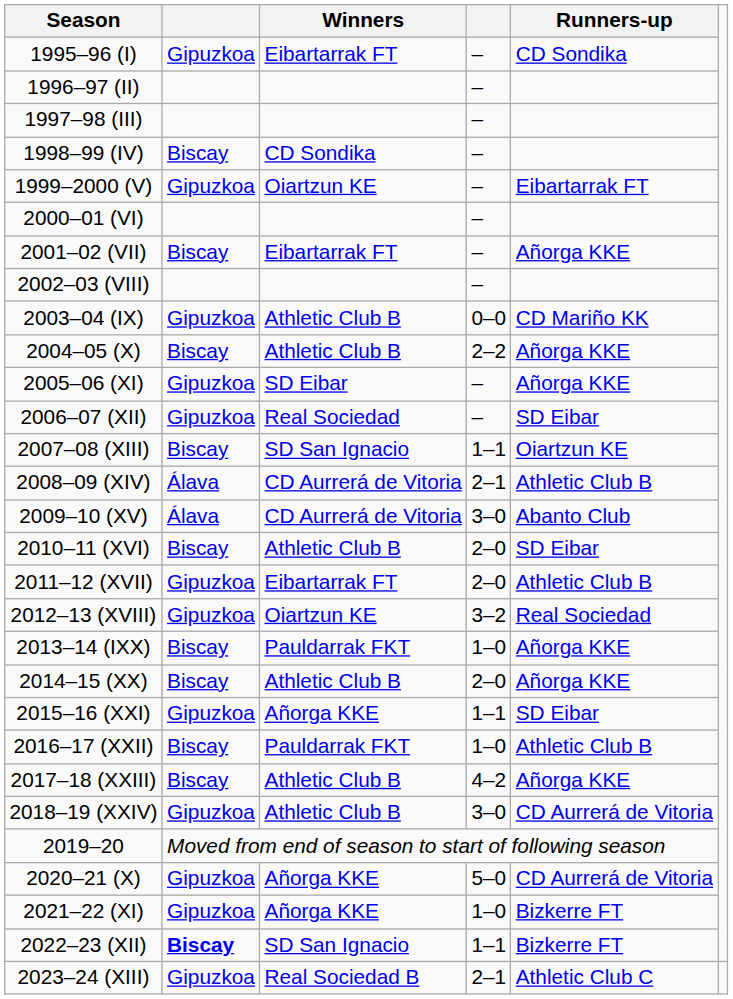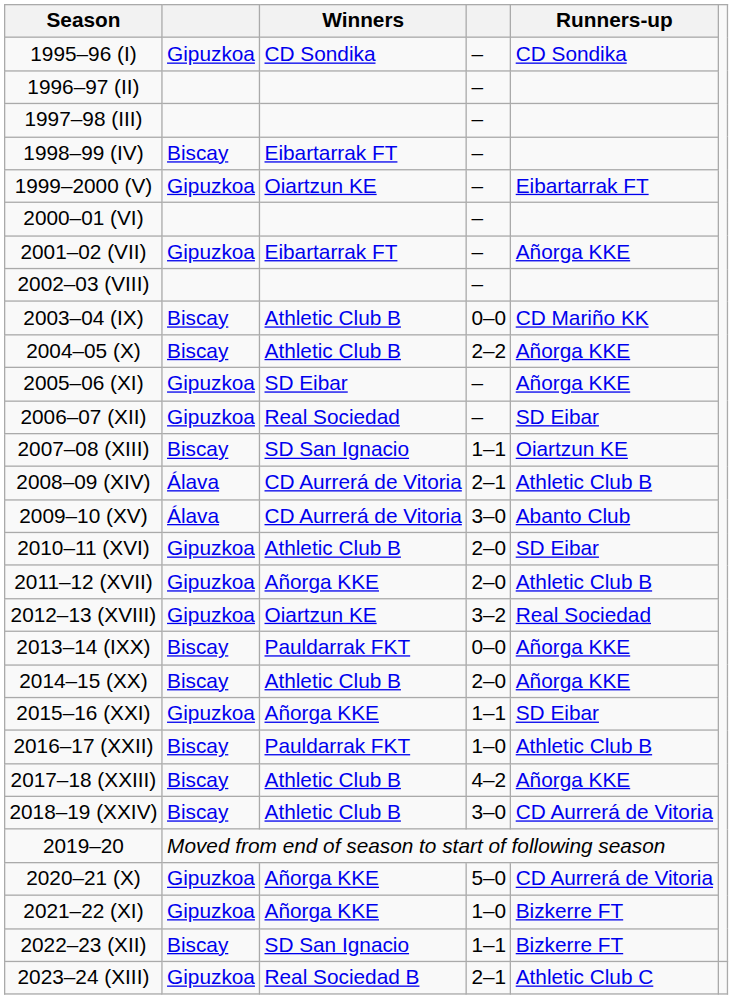(331, 53) Eibartarrak FT -> (320, 53) CD Sondika
(320, 152) CD Sondika -> (331, 152) Eibartarrak FT
(198, 251) Biscay -> (211, 251) Gipuzkoa
(211, 317) Gipuzkoa -> (198, 317) Biscay
(198, 548) Biscay -> (211, 548) Gipuzkoa
(331, 581) Eibartarrak FT -> (322, 581) Añorga KKE
(489, 647) 1–0 -> (489, 647) 0–0
(211, 812) Gipuzkoa -> (198, 812) Biscay
(201, 944) bold -> (198, 944) normal
